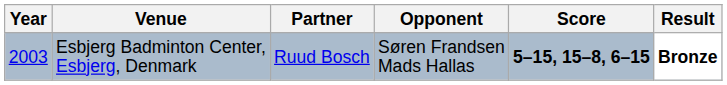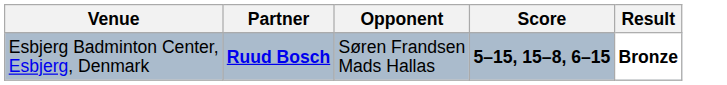- column: (28, 19)
(322, 56) normal -> (278, 56) bold
